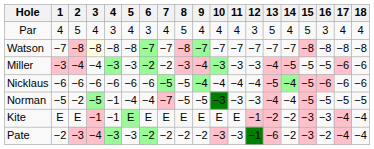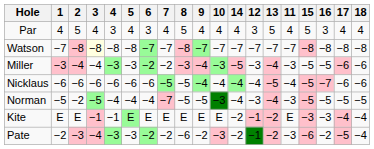columns swapped: (237, 13) <-> (290, 13)
(325, 83) −6 -> (325, 83) −7
(113, 100) −1 -> (113, 100) −4
(184, 135) −2 -> (184, 135) −6
(272, 135) −6 -> (272, 135) −2
(308, 135) −3 -> (308, 135) −6
(343, 135) −4 -> (343, 135) −5
